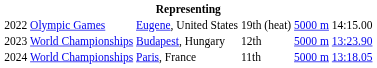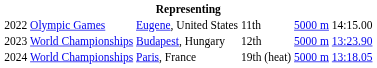(266, 25) 19th (heat) -> (251, 25) 11th
(251, 57) 11th -> (266, 57) 19th (heat)
